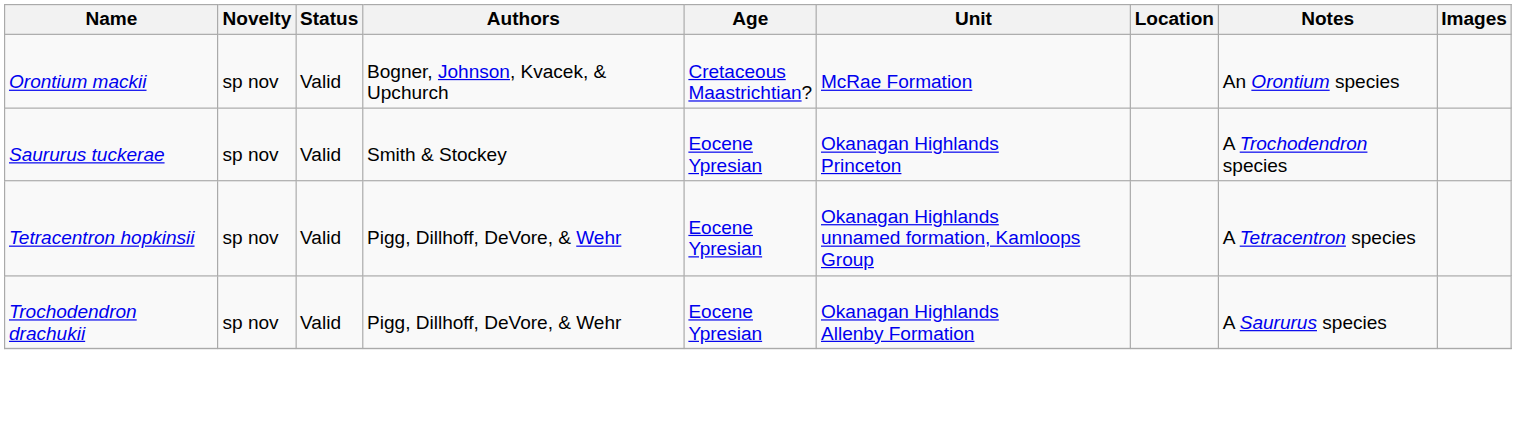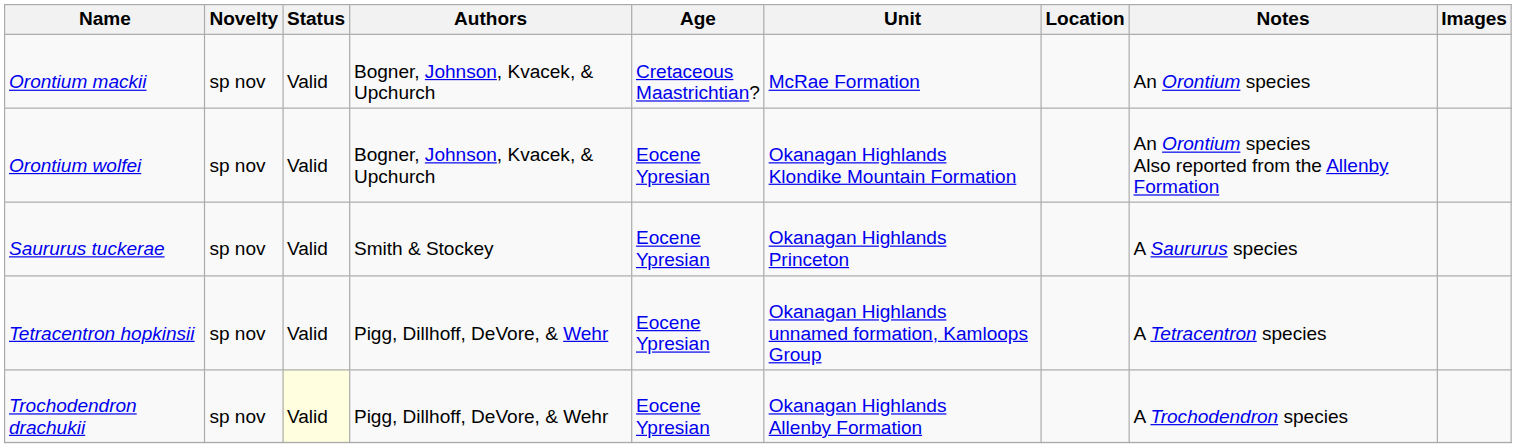+ row: (75, 165)
(1295, 154) A Trochodendron species -> (1216, 249) A Saururus species
(321, 322) no background -> (307, 416) lightyellow background
(1305, 322) A Saururus species -> (1241, 416) A Trochodendron species
